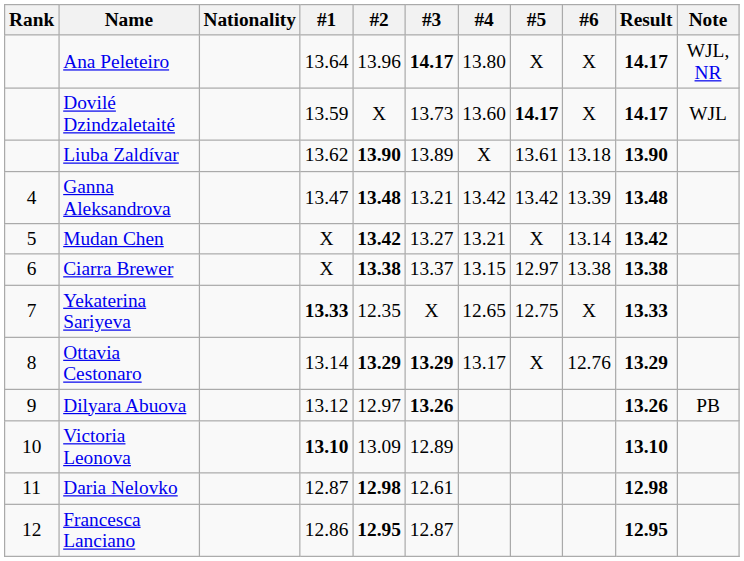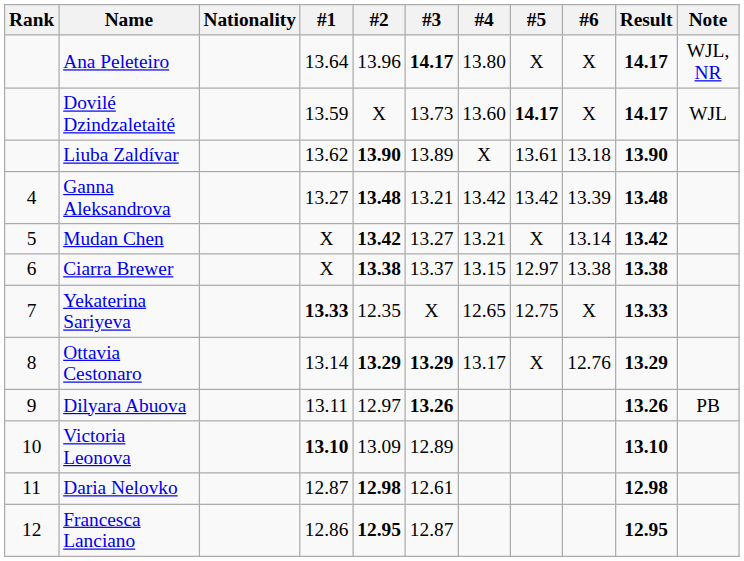(327, 197) 13.47 -> (327, 197) 13.27
(327, 405) 13.12 -> (327, 405) 13.11
